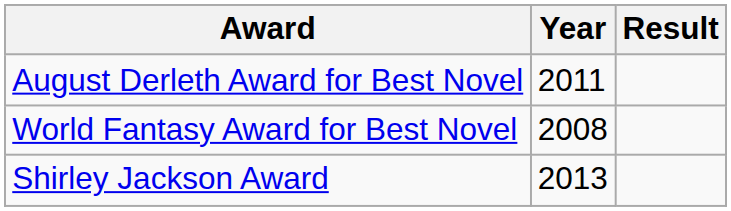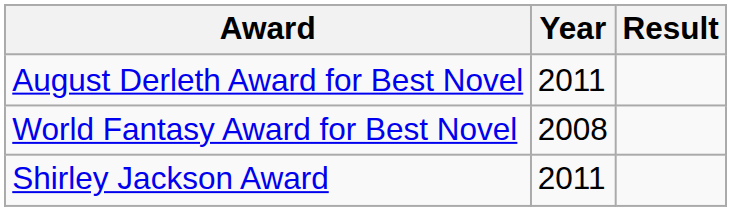(573, 179) 2013 -> (572, 179) 2011
